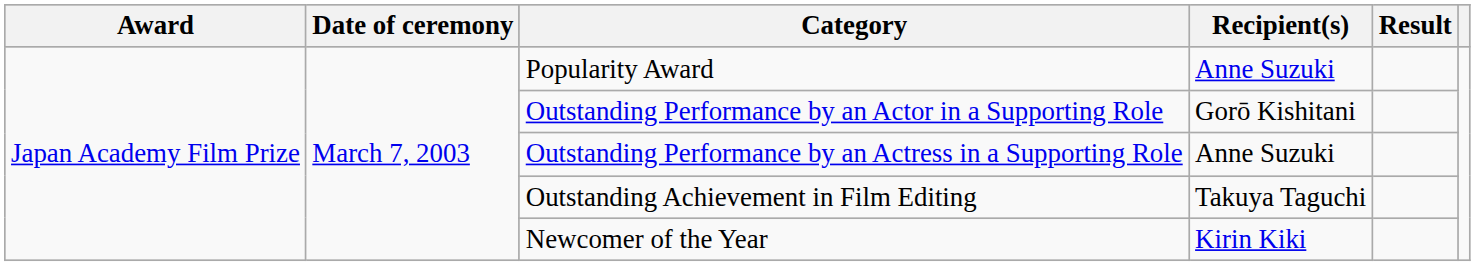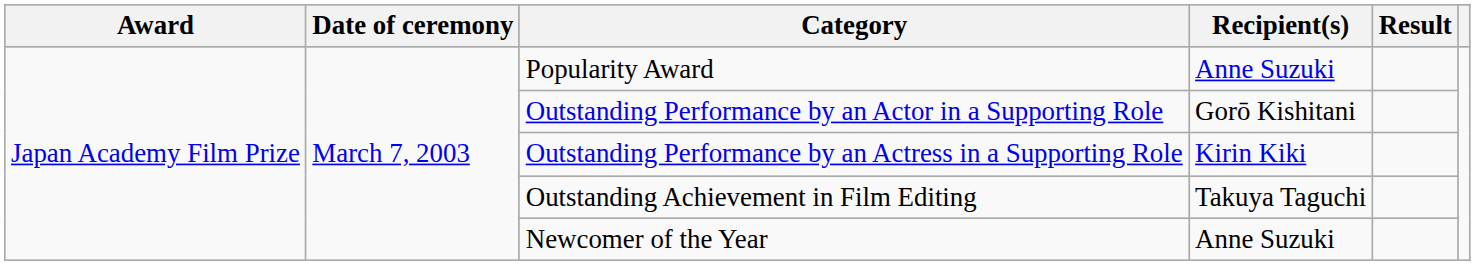(1265, 153) Anne Suzuki -> (1251, 153) Kirin Kiki
(1251, 238) Kirin Kiki -> (1265, 238) Anne Suzuki
